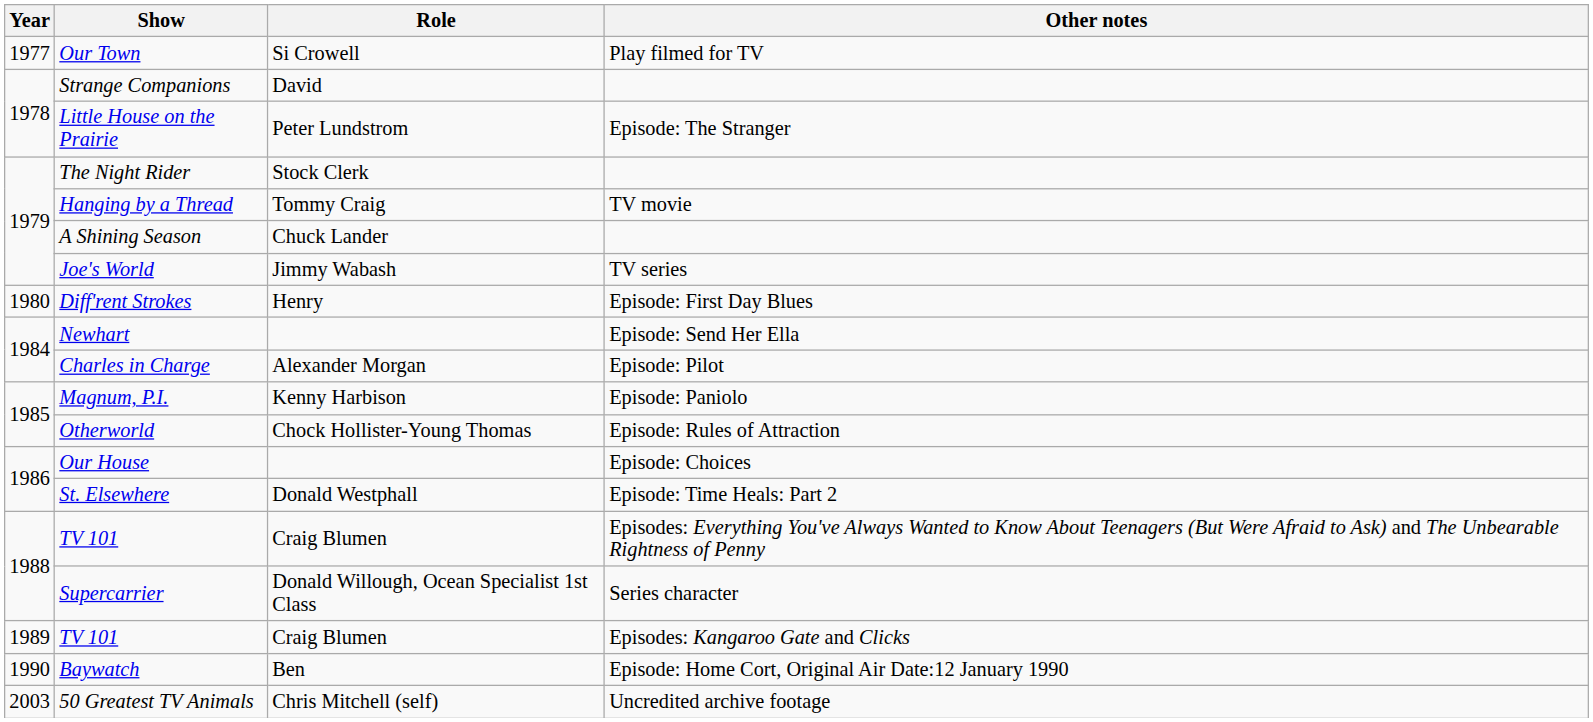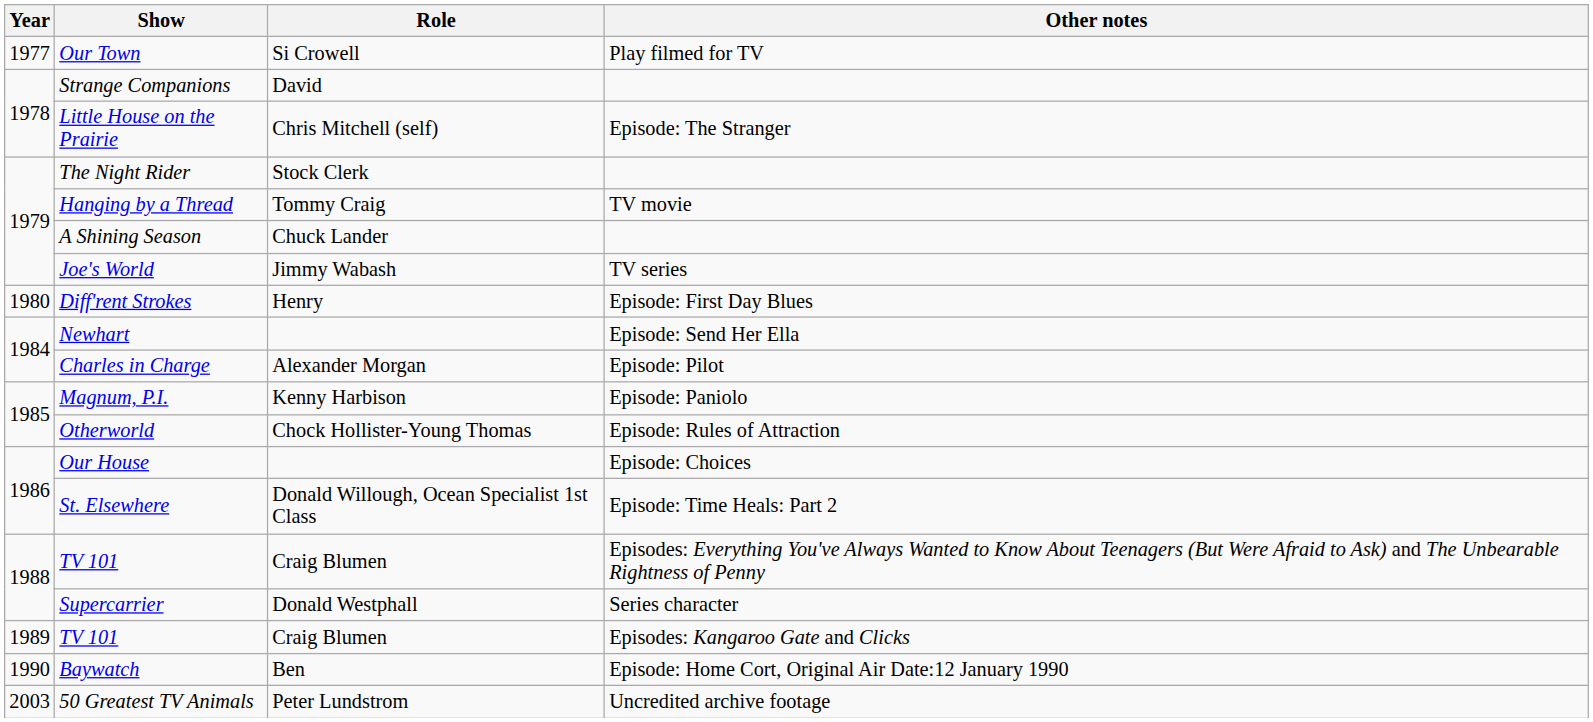(340, 128) Peter Lundstrom -> (355, 128) Chris Mitchell (self)
(345, 494) Donald Westphall -> (430, 506) Donald Willough, Ocean Specialist 1st Class
(430, 593) Donald Willough, Ocean Specialist 1st Class -> (345, 604) Donald Westphall
(355, 701) Chris Mitchell (self) -> (340, 701) Peter Lundstrom
